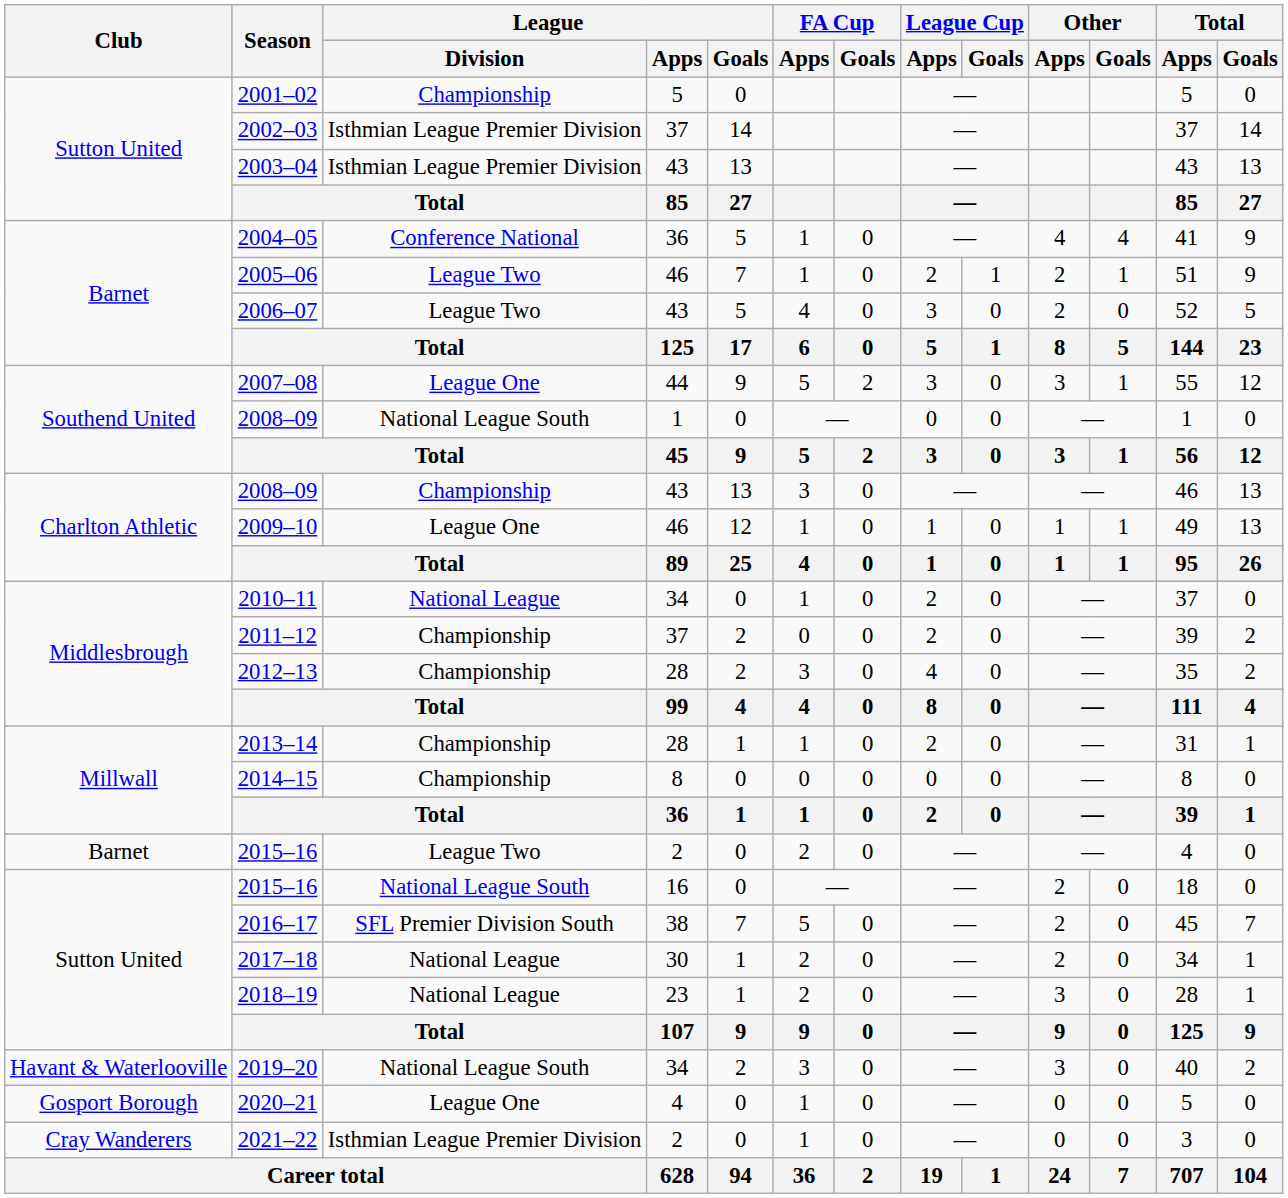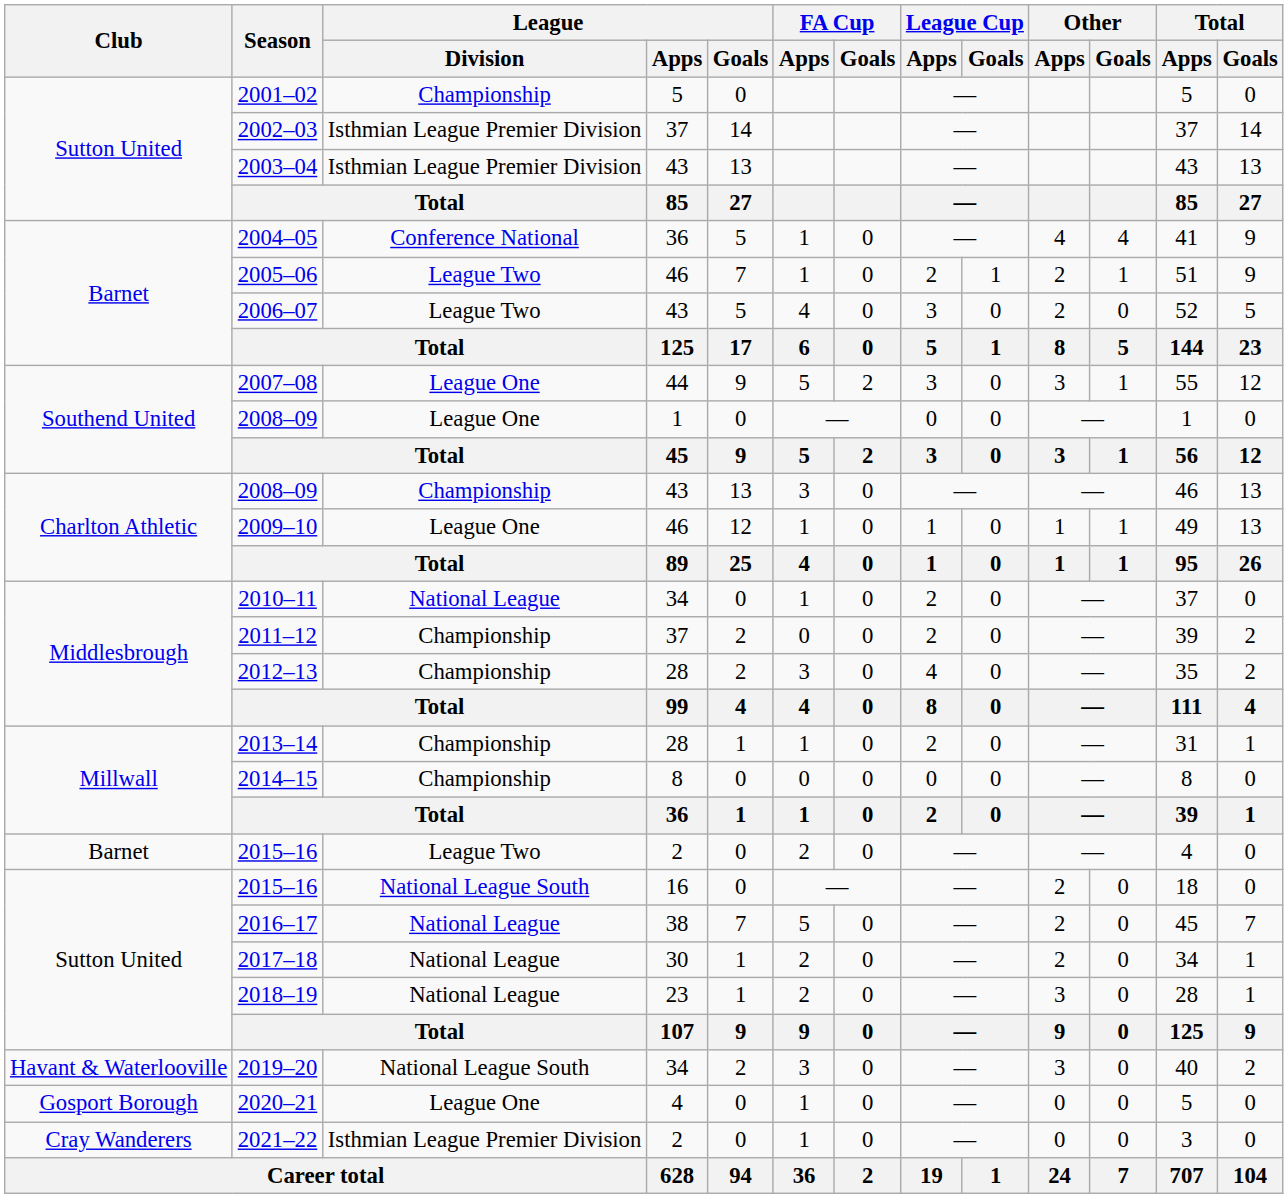(485, 418) National League South -> (485, 418) League One
(485, 923) SFL Premier Division South -> (485, 923) National League
